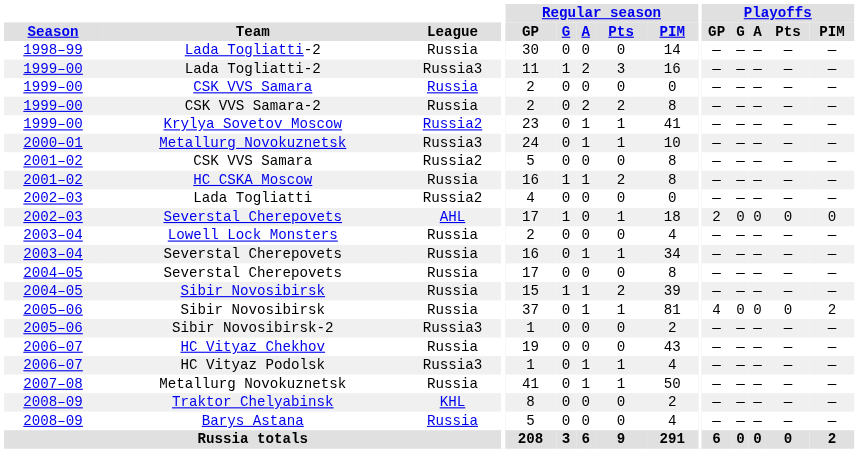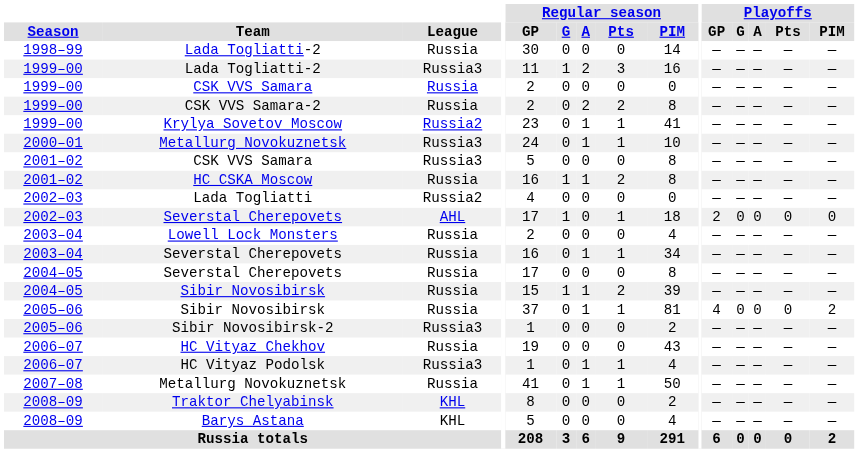(452, 162) Russia2 -> (452, 162) Russia3
(452, 421) Russia -> (452, 421) KHL
